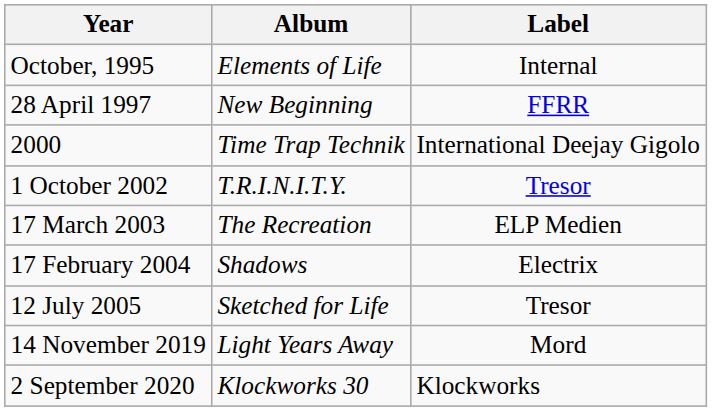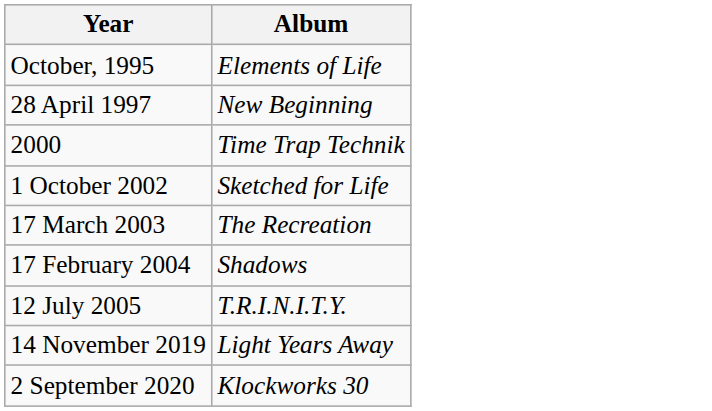- column: (558, 24)
(282, 184) T.R.I.N.I.T.Y. -> (303, 184) Sketched for Life
(303, 305) Sketched for Life -> (282, 305) T.R.I.N.I.T.Y.
